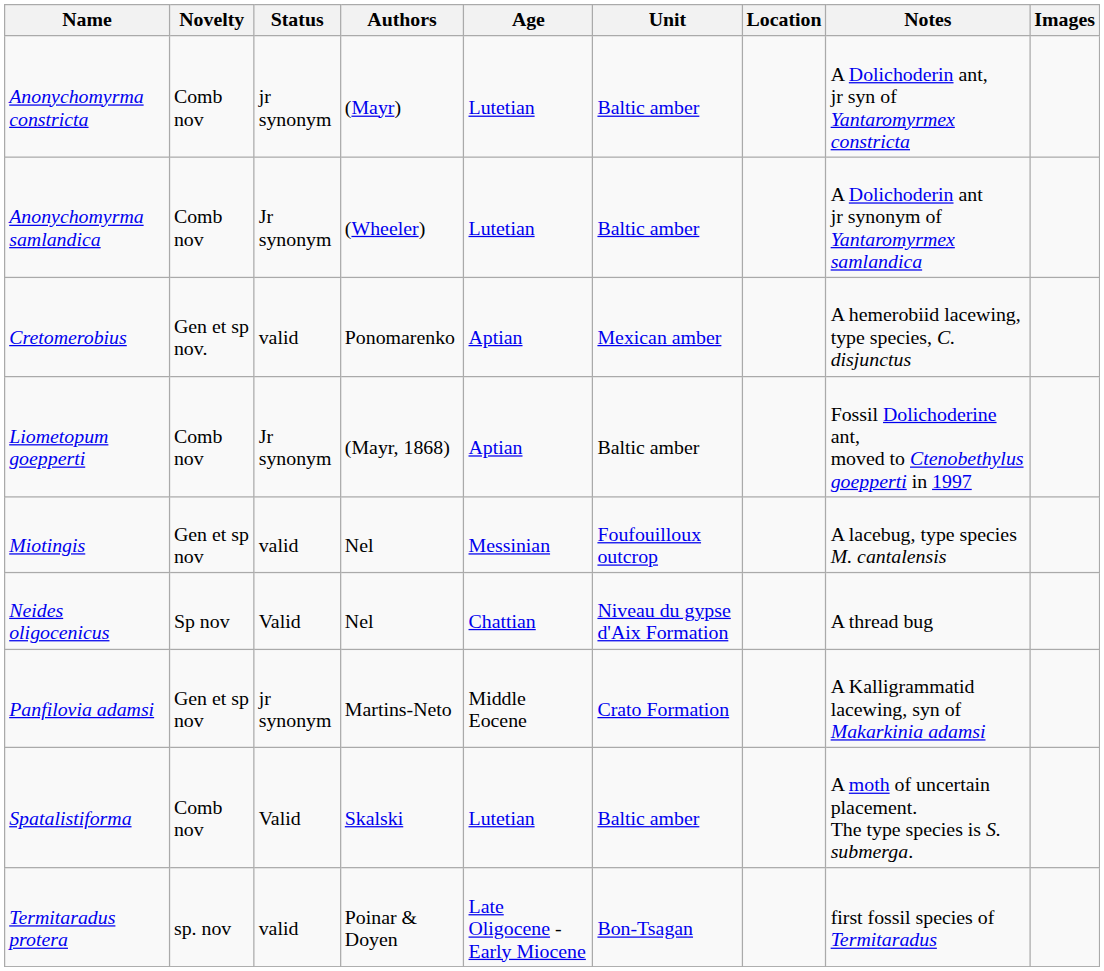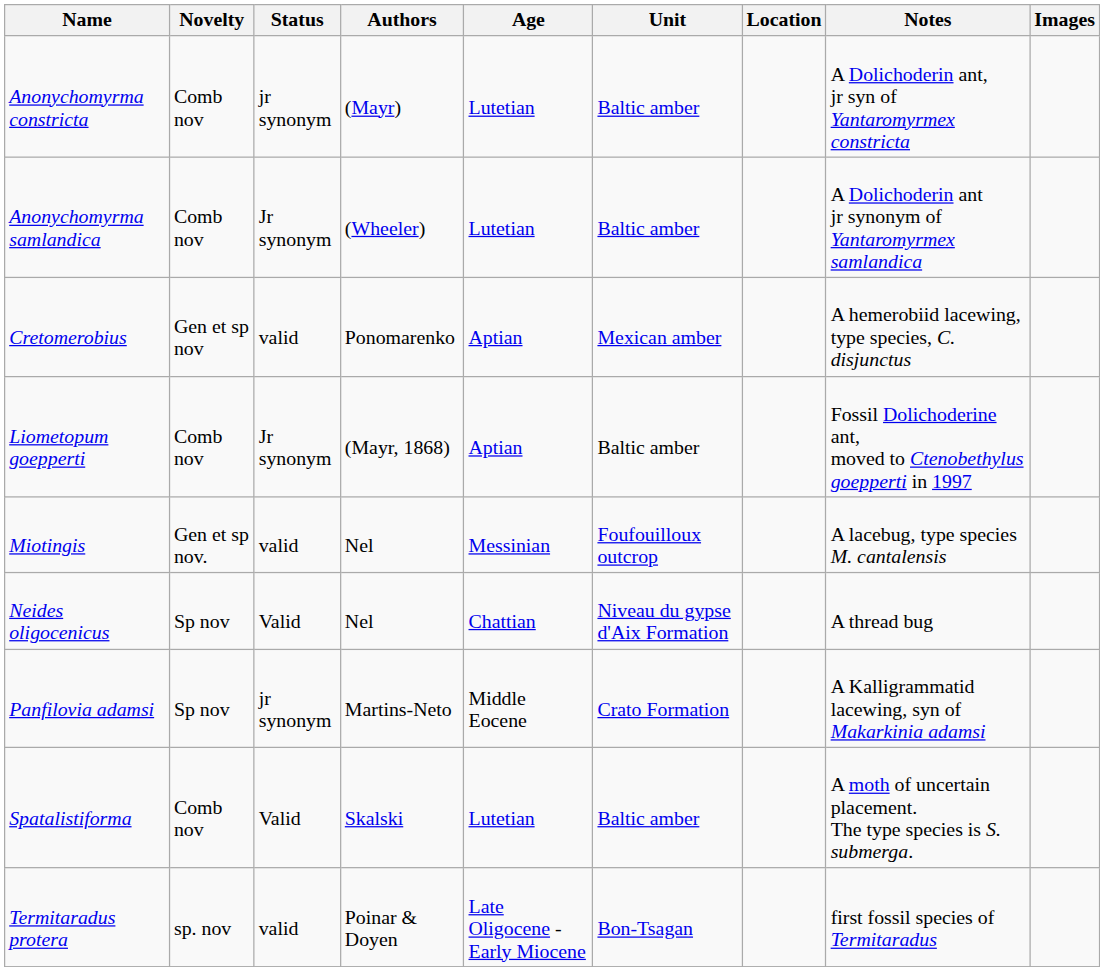(211, 337) Gen et sp nov. -> (211, 337) Gen et sp nov
(211, 545) Gen et sp nov -> (211, 545) Gen et sp nov.
(211, 709) Gen et sp nov -> (202, 709) Sp nov
